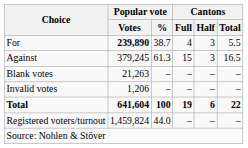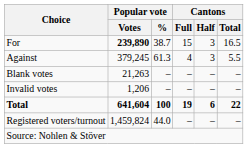(189, 43) 4 -> (187, 43) 15
(235, 43) 5.5 -> (232, 43) 16.5
(187, 58) 15 -> (189, 58) 4
(232, 58) 16.5 -> (235, 58) 5.5
